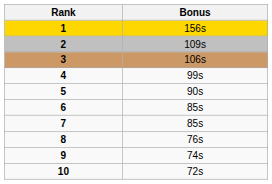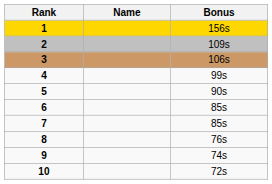+ column: (127, 12)
